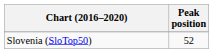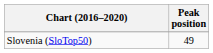(189, 40) 52 -> (189, 40) 49
